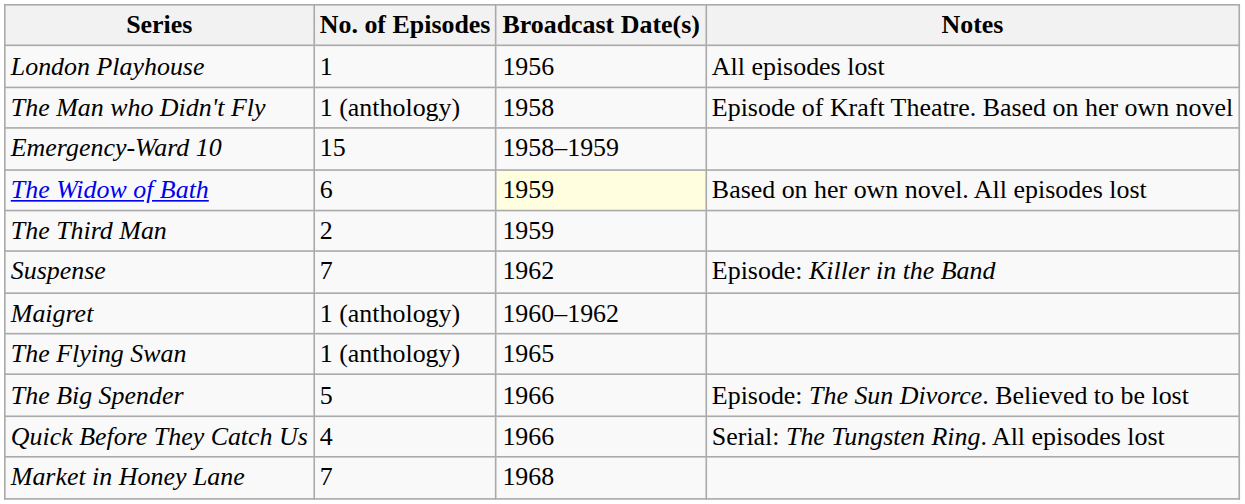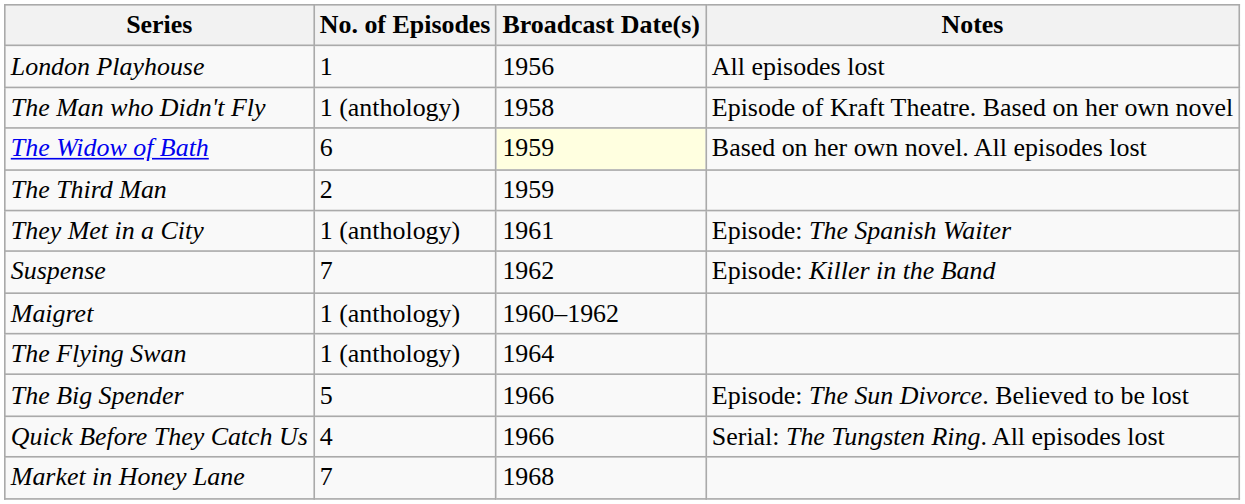- row: (116, 148)
+ row: (107, 230)
(528, 353) 1965 -> (528, 353) 1964
